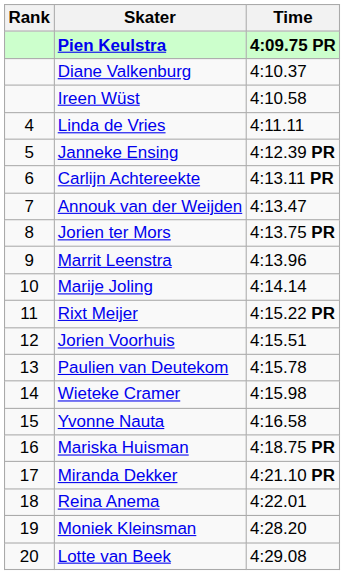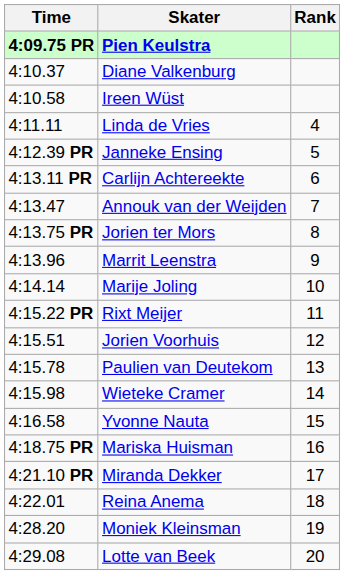columns swapped: (29, 17) <-> (293, 17)
